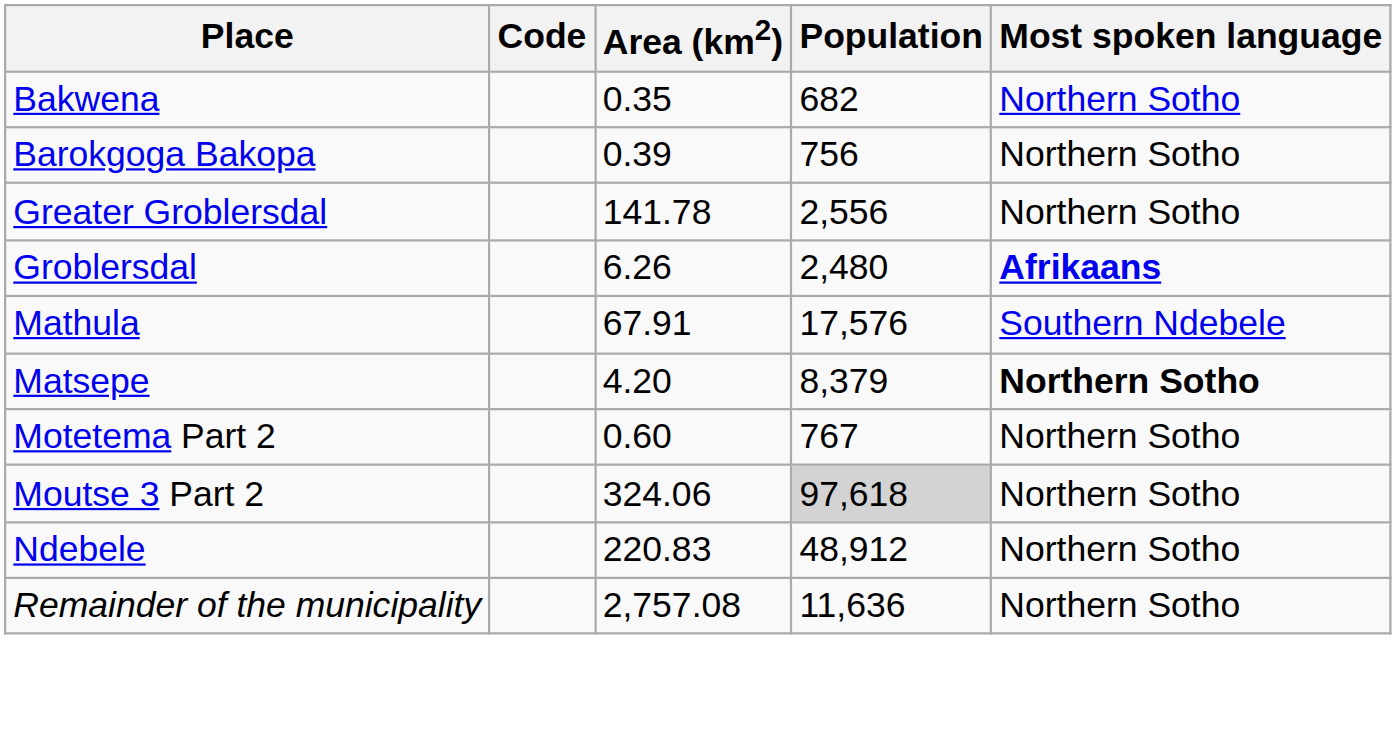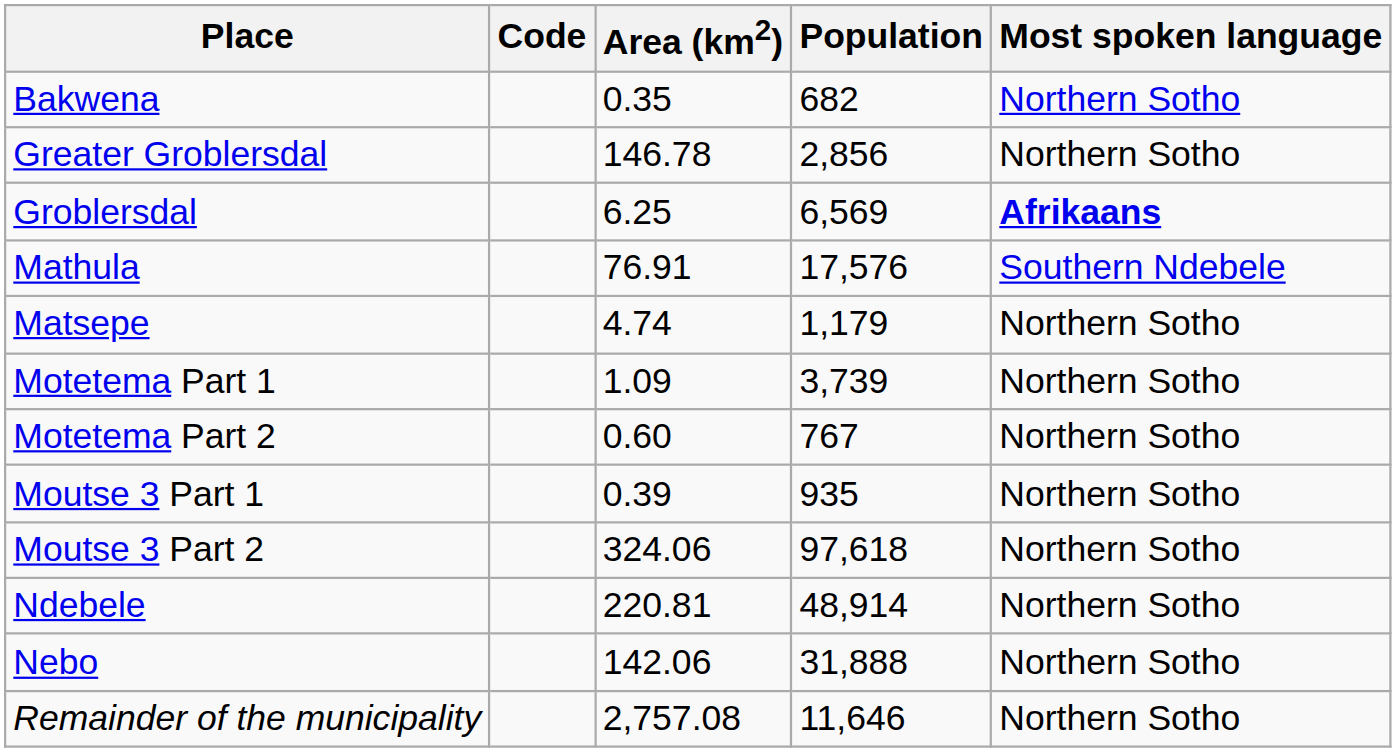- row: (164, 154)
(657, 211) 141.78 -> (657, 154) 146.78
(844, 211) 2,556 -> (844, 154) 2,856
(637, 267) 6.26 -> (637, 211) 6.25
(844, 267) 2,480 -> (844, 211) 6,569
(647, 323) 67.91 -> (647, 267) 76.91
(637, 380) 4.20 -> (637, 323) 4.74
(844, 380) 8,379 -> (844, 323) 1,179
(1130, 380) bold -> (1120, 323) normal
+ row: (145, 380)
+ row: (139, 492)
(854, 492) lightgrey background -> (854, 549) no background
(657, 549) 220.83 -> (657, 605) 220.81
(854, 549) 48,912 -> (854, 605) 48,914
+ row: (56, 661)
(852, 605) 11,636 -> (852, 718) 11,646
